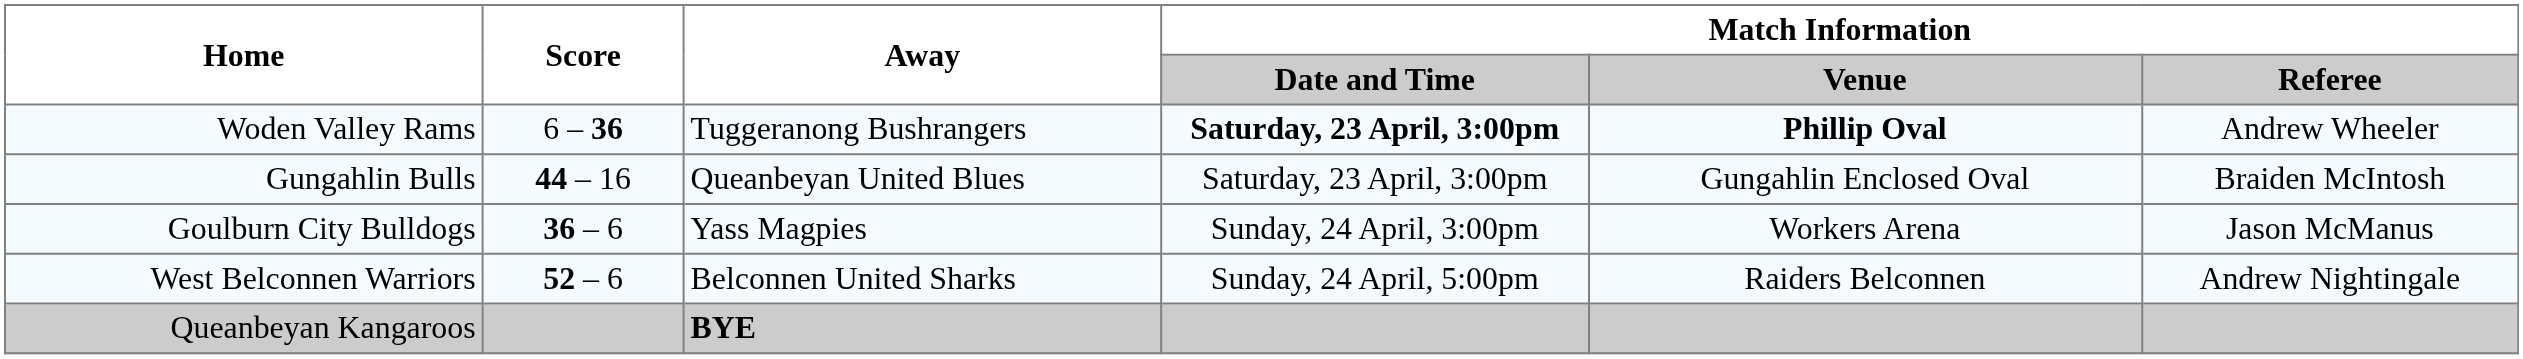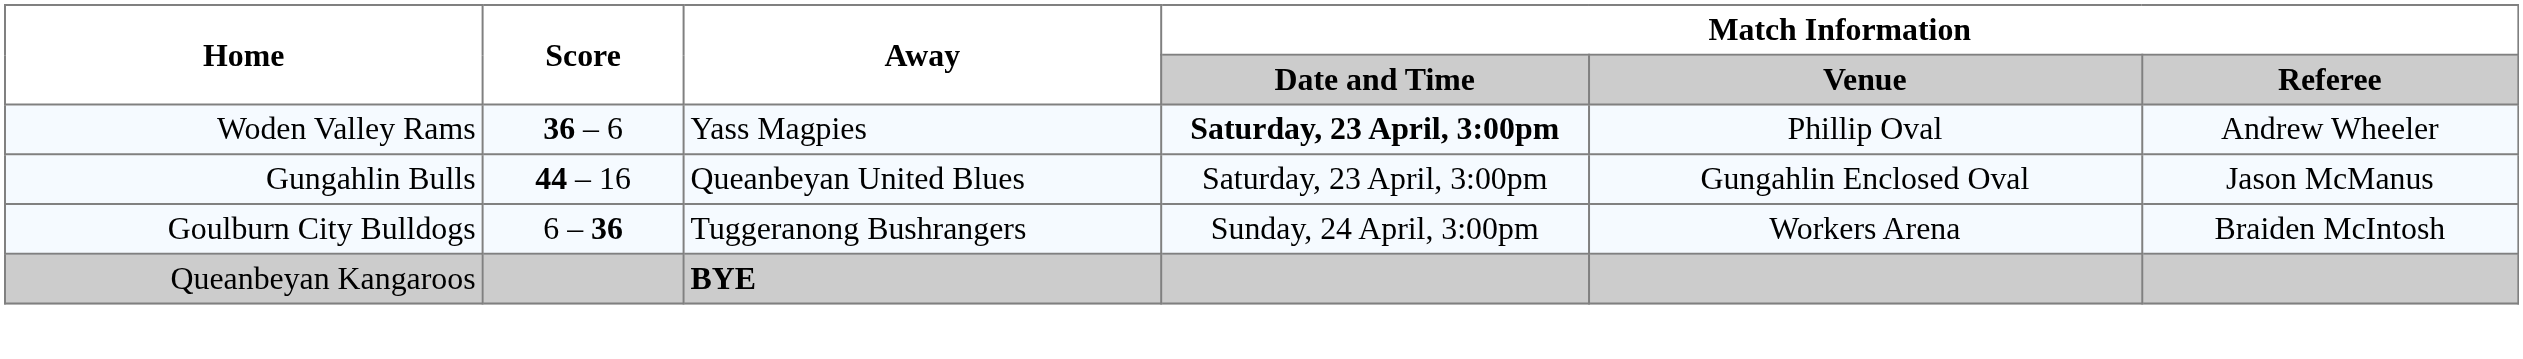(583, 128) 6 – 36 -> (583, 128) 36 – 6
(858, 128) Tuggeranong Bushrangers -> (779, 128) Yass Magpies
(1865, 128) bold -> (1865, 128) normal
(2330, 178) Braiden McIntosh -> (2330, 178) Jason McManus
(583, 228) 36 – 6 -> (583, 228) 6 – 36
(779, 228) Yass Magpies -> (858, 228) Tuggeranong Bushrangers
(2330, 228) Jason McManus -> (2330, 228) Braiden McIntosh
- row: (313, 278)
